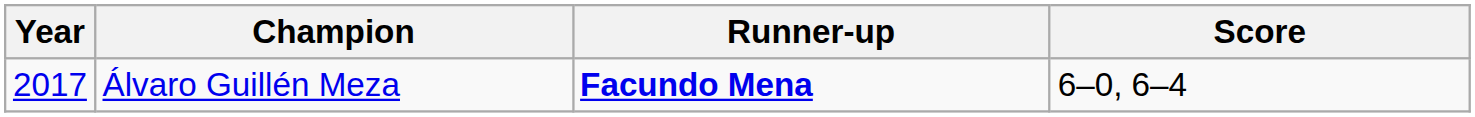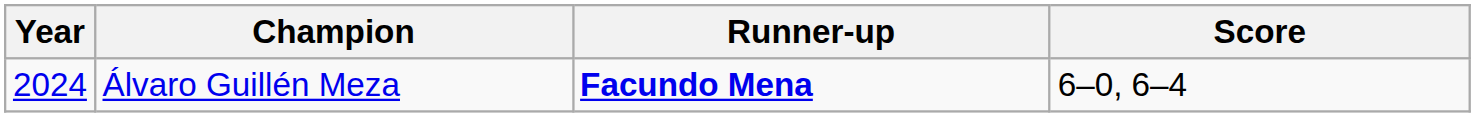(50, 84) 2017 -> (50, 84) 2024
